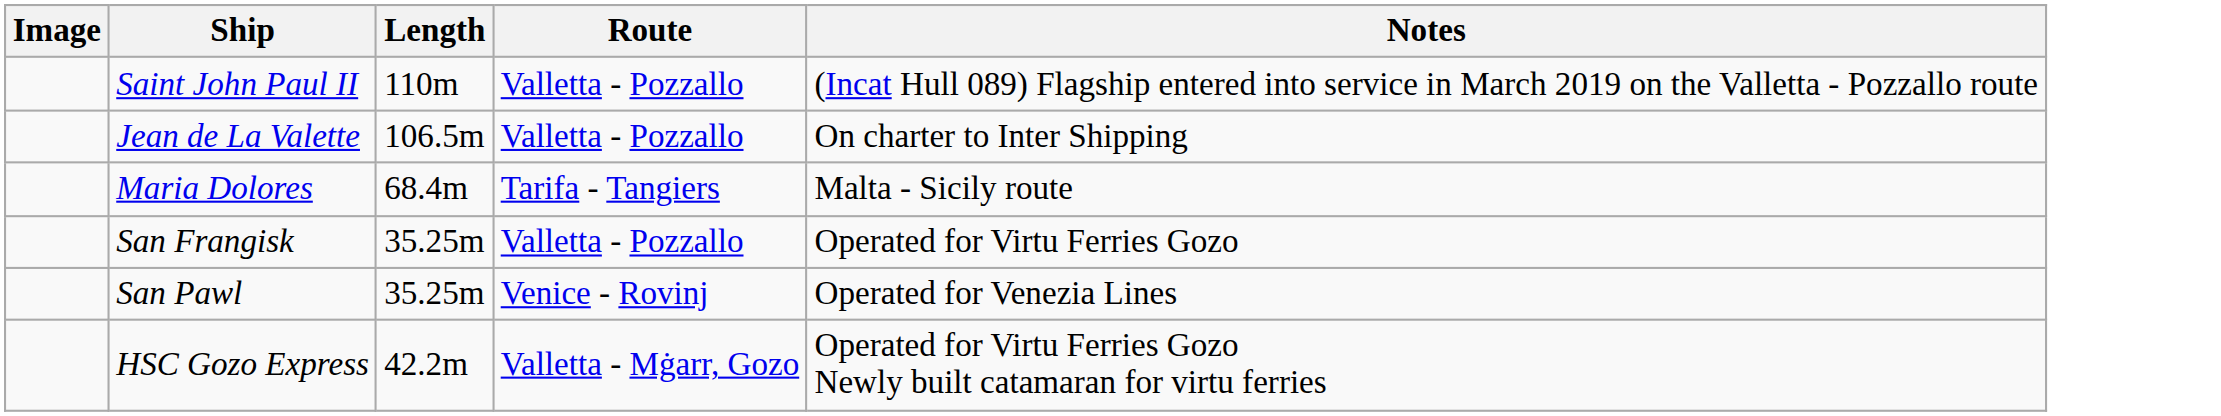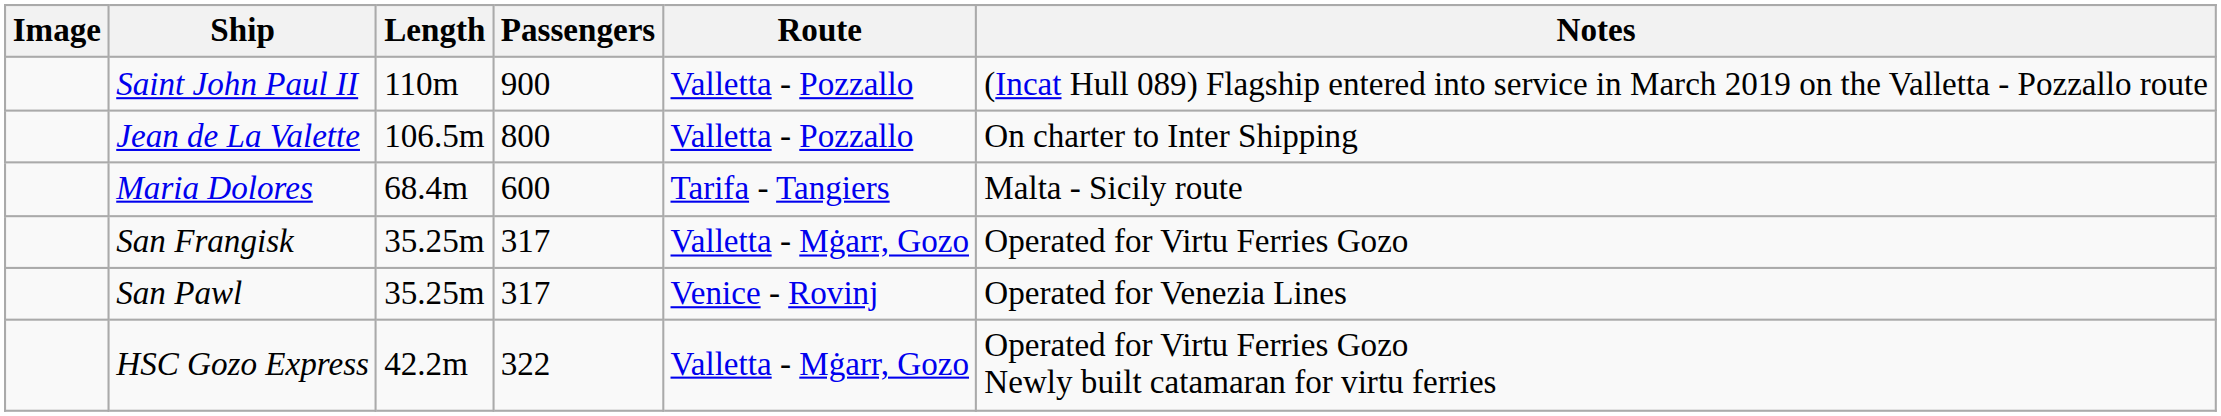+ column: (578, 30)
(622, 240) Valletta - Pozzallo -> (820, 240) Valletta - Mġarr, Gozo
